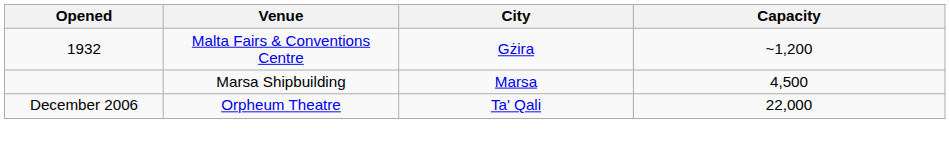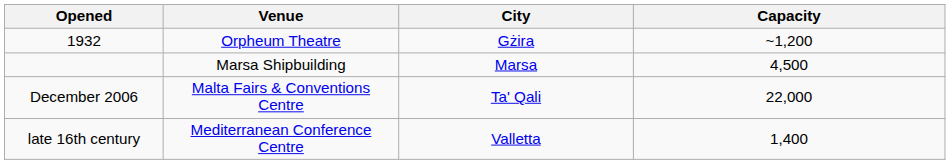(281, 49) Malta Fairs & Conventions Centre -> (281, 40) Orpheum Theatre
(281, 105) Orpheum Theatre -> (281, 97) Malta Fairs & Conventions Centre
+ row: (84, 138)
